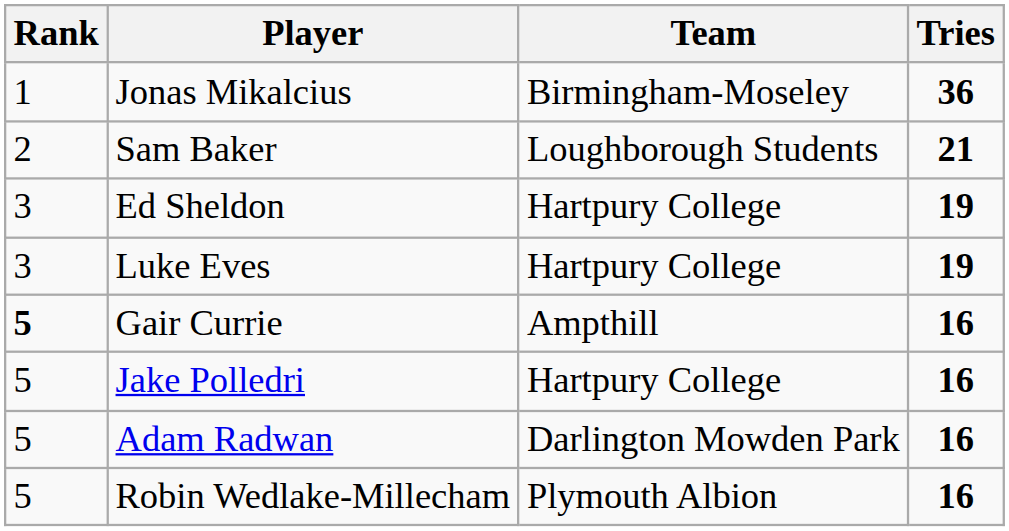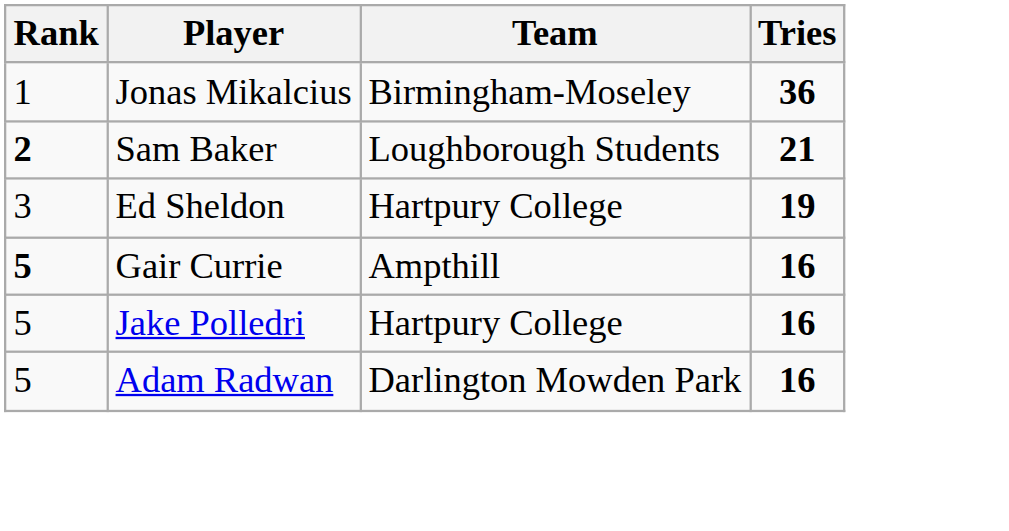(23, 149) normal -> (23, 149) bold
- row: (193, 264)
- row: (313, 496)
